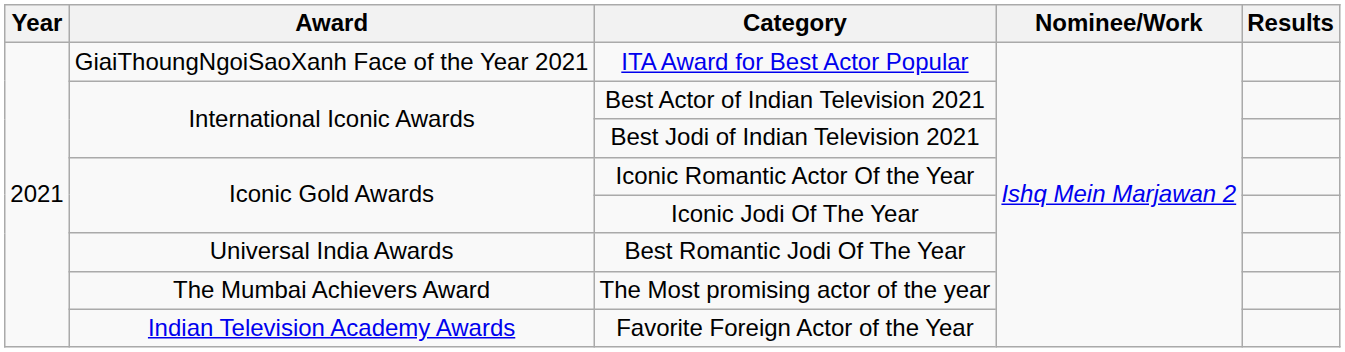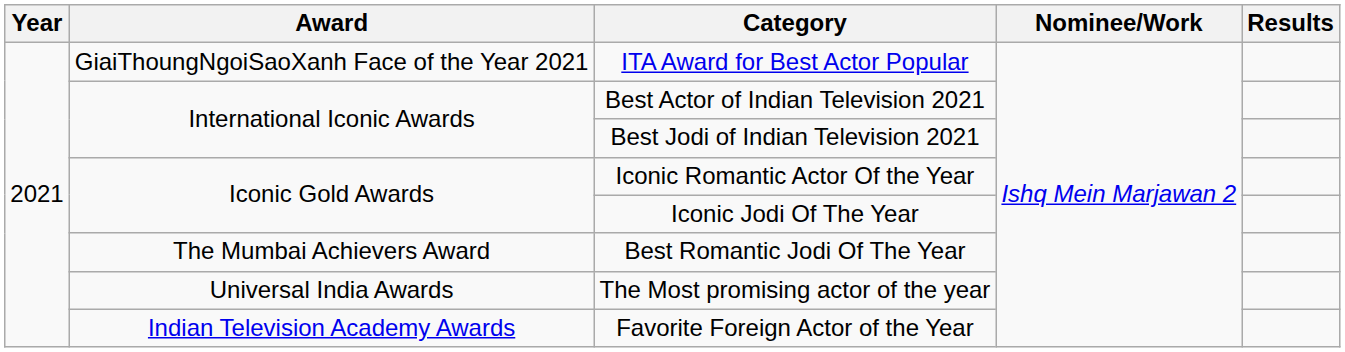(332, 251) Universal India Awards -> (332, 251) The Mumbai Achievers Award
(332, 289) The Mumbai Achievers Award -> (332, 289) Universal India Awards
